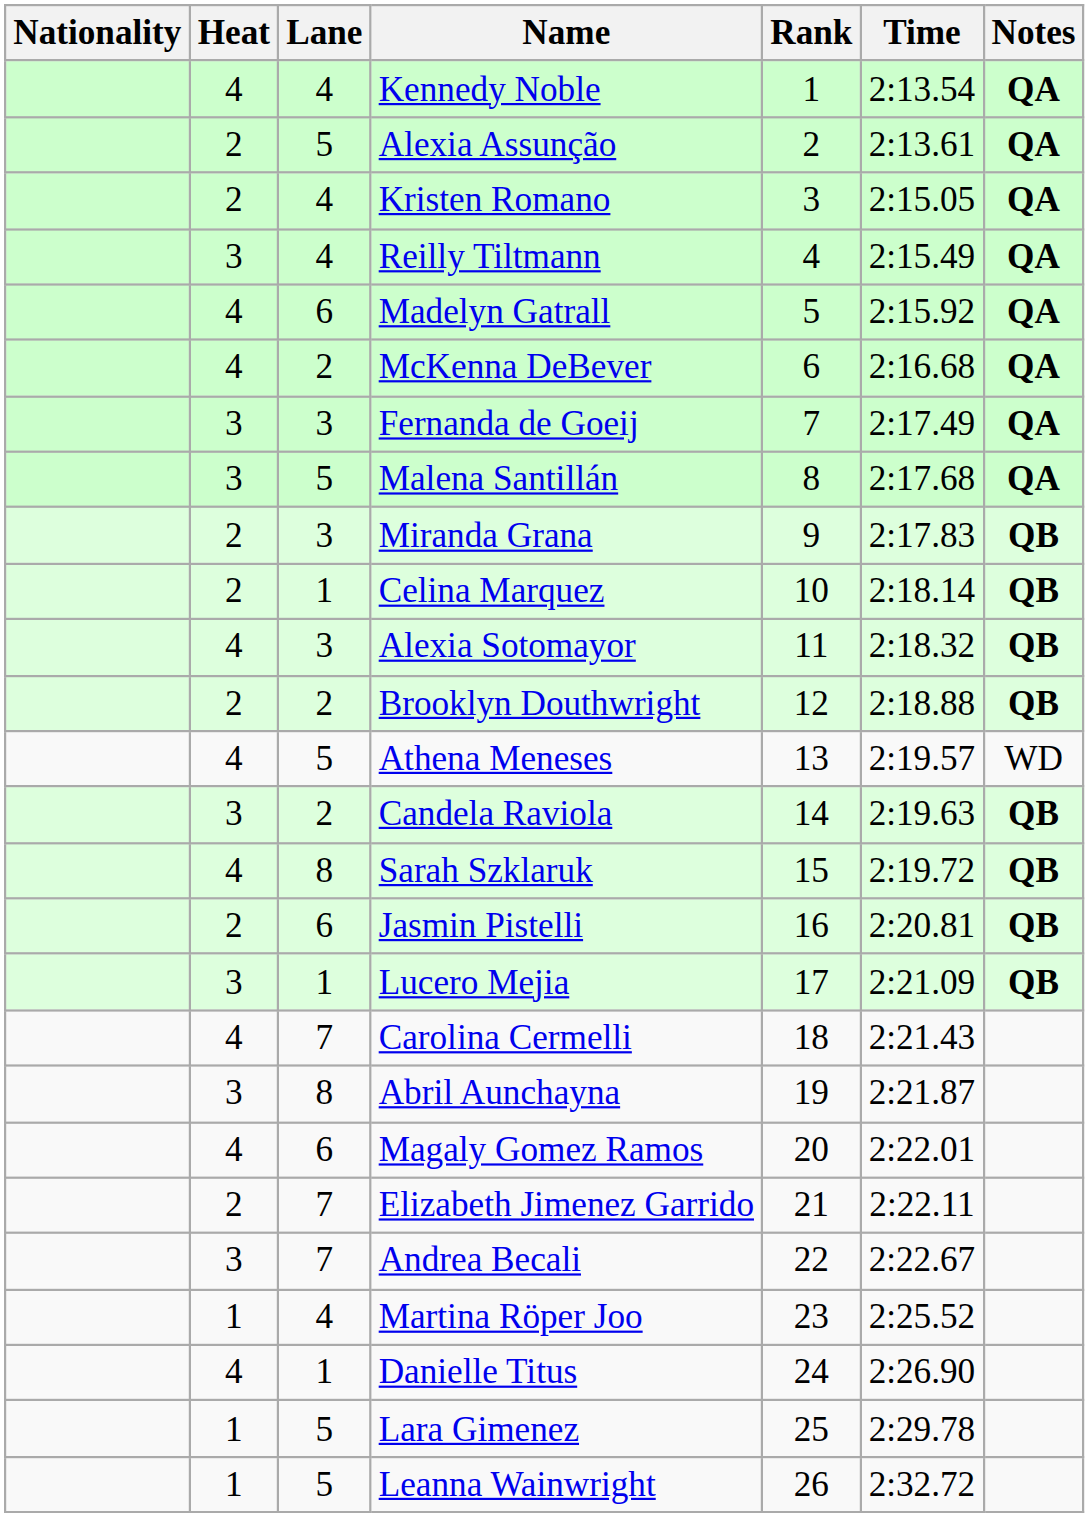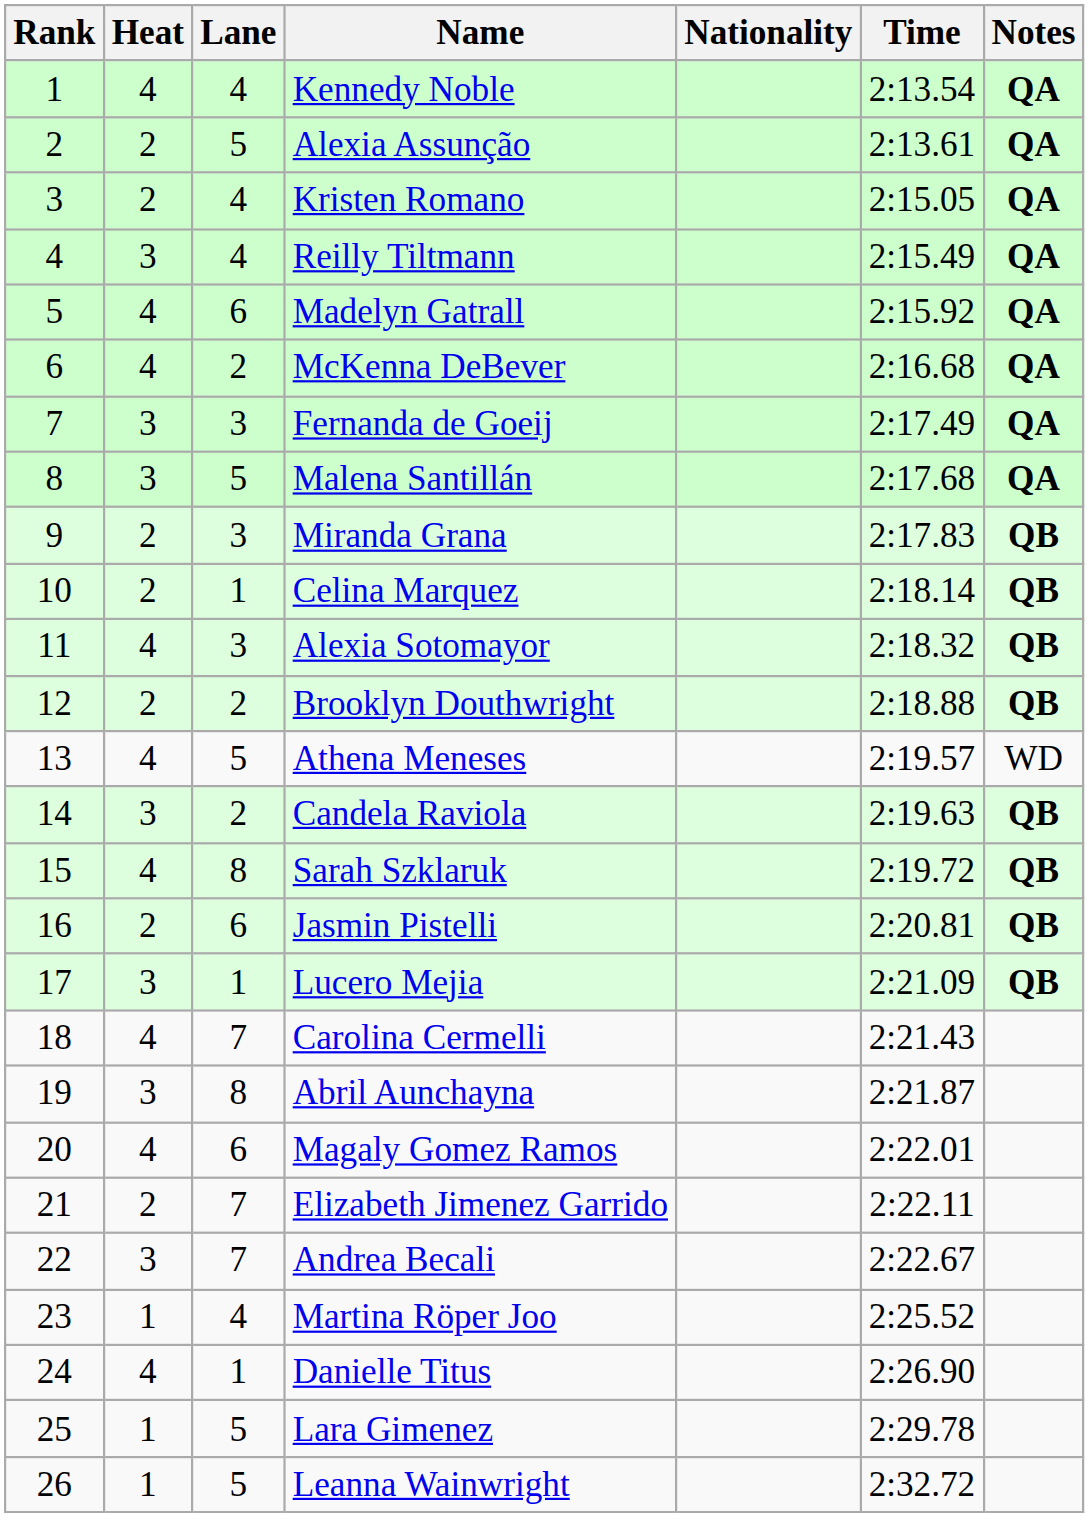columns swapped: (811, 32) <-> (97, 32)
